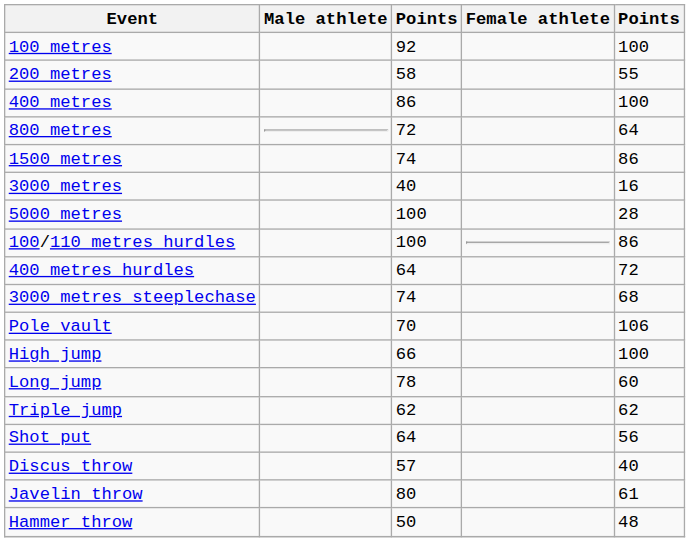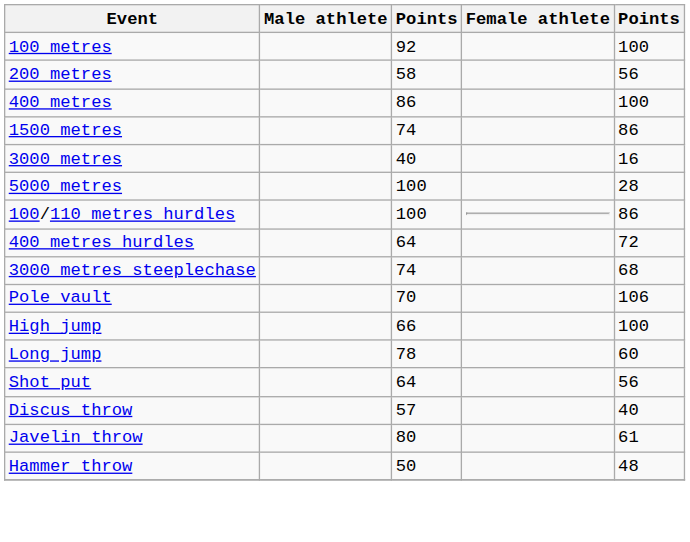(628, 75) 55 -> (628, 75) 56
- row: (60, 131)
- row: (65, 410)
